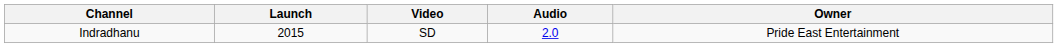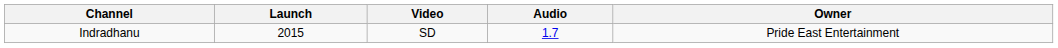(550, 33) 2.0 -> (550, 33) 1.7
